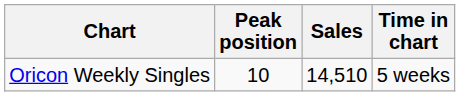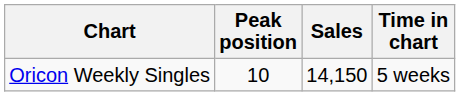(337, 74) 14,510 -> (337, 74) 14,150
